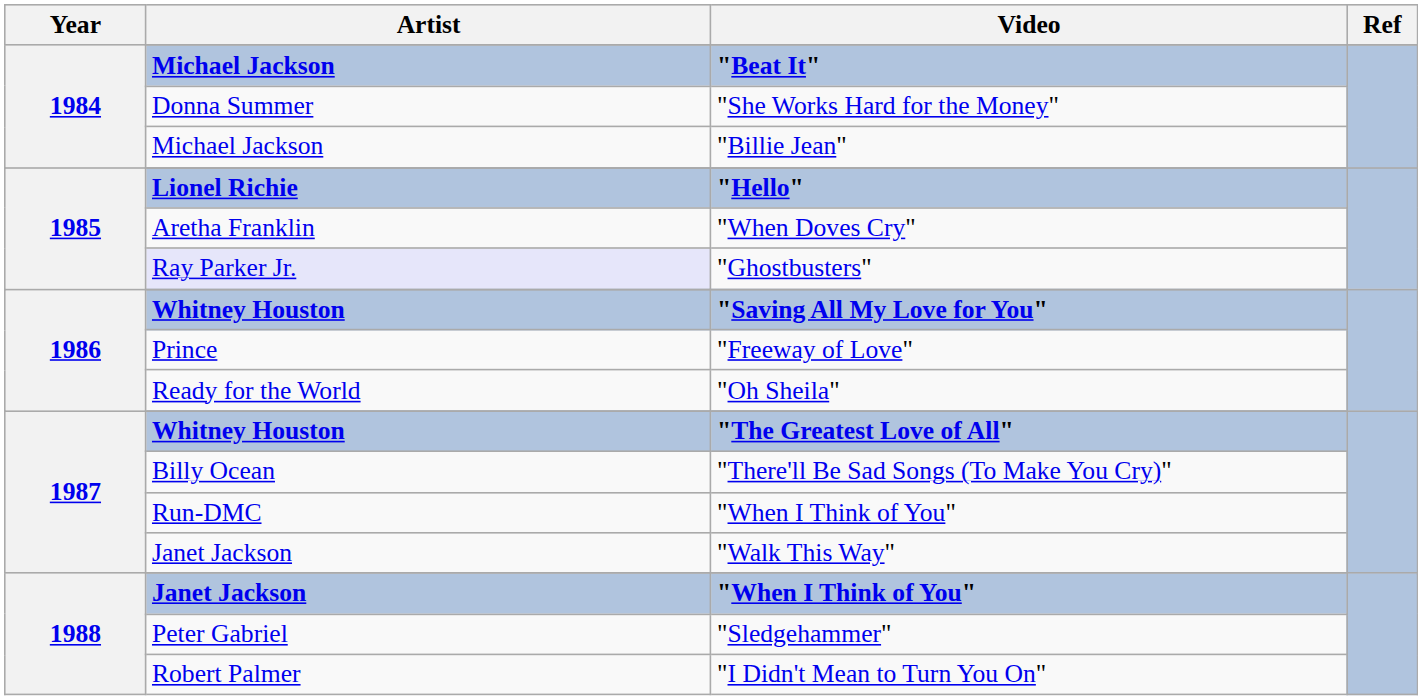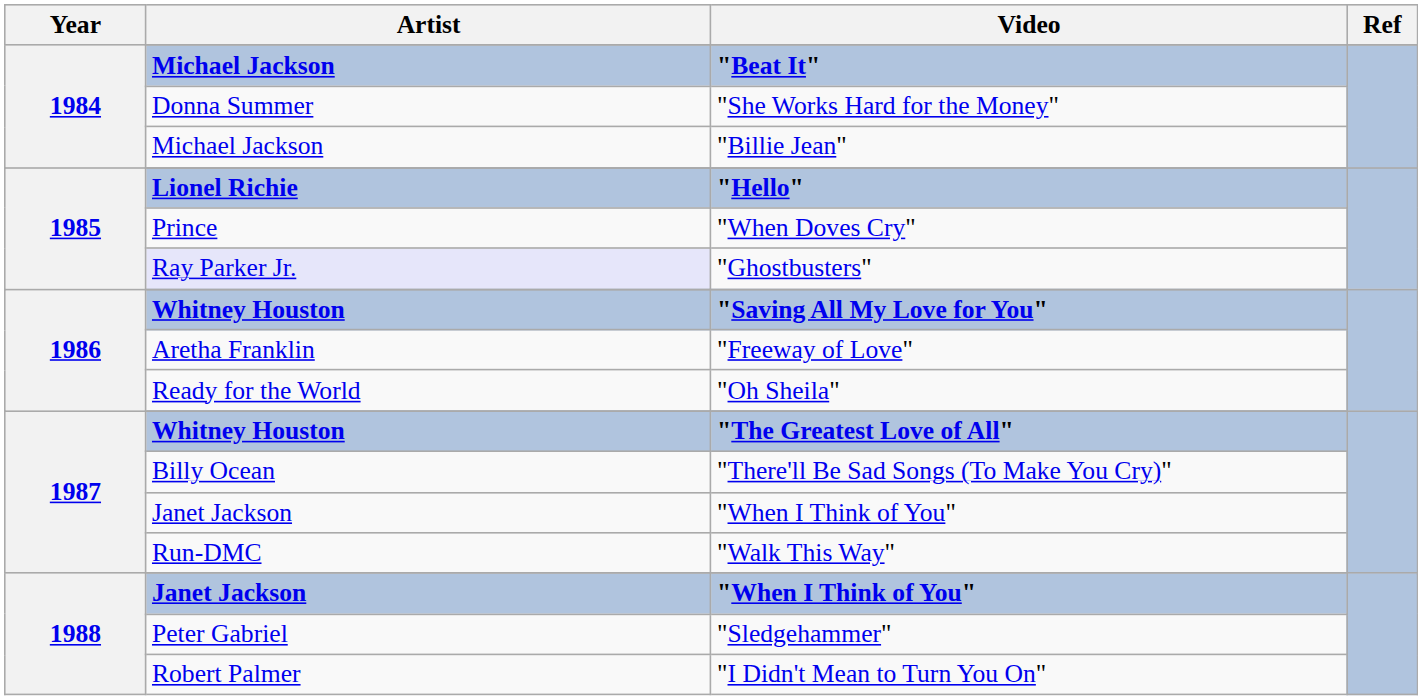(233, 227) Aretha Franklin -> (185, 227) Prince
(185, 349) Prince -> (233, 349) Aretha Franklin
(207, 512) Run-DMC -> (222, 512) Janet Jackson
(222, 552) Janet Jackson -> (207, 552) Run-DMC
